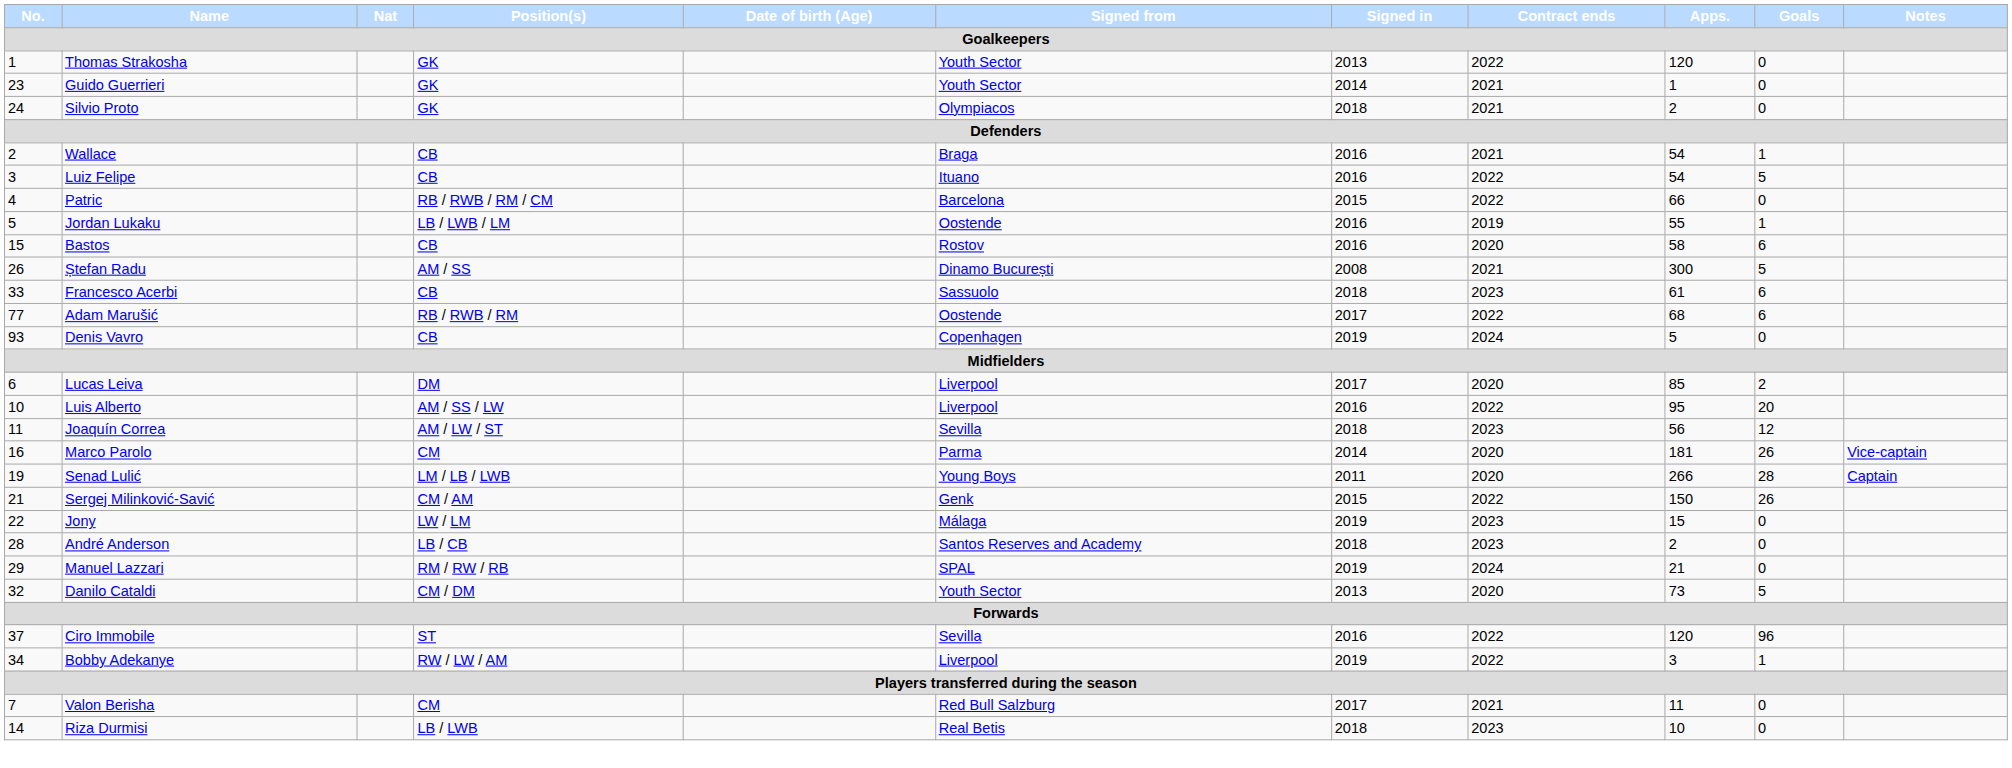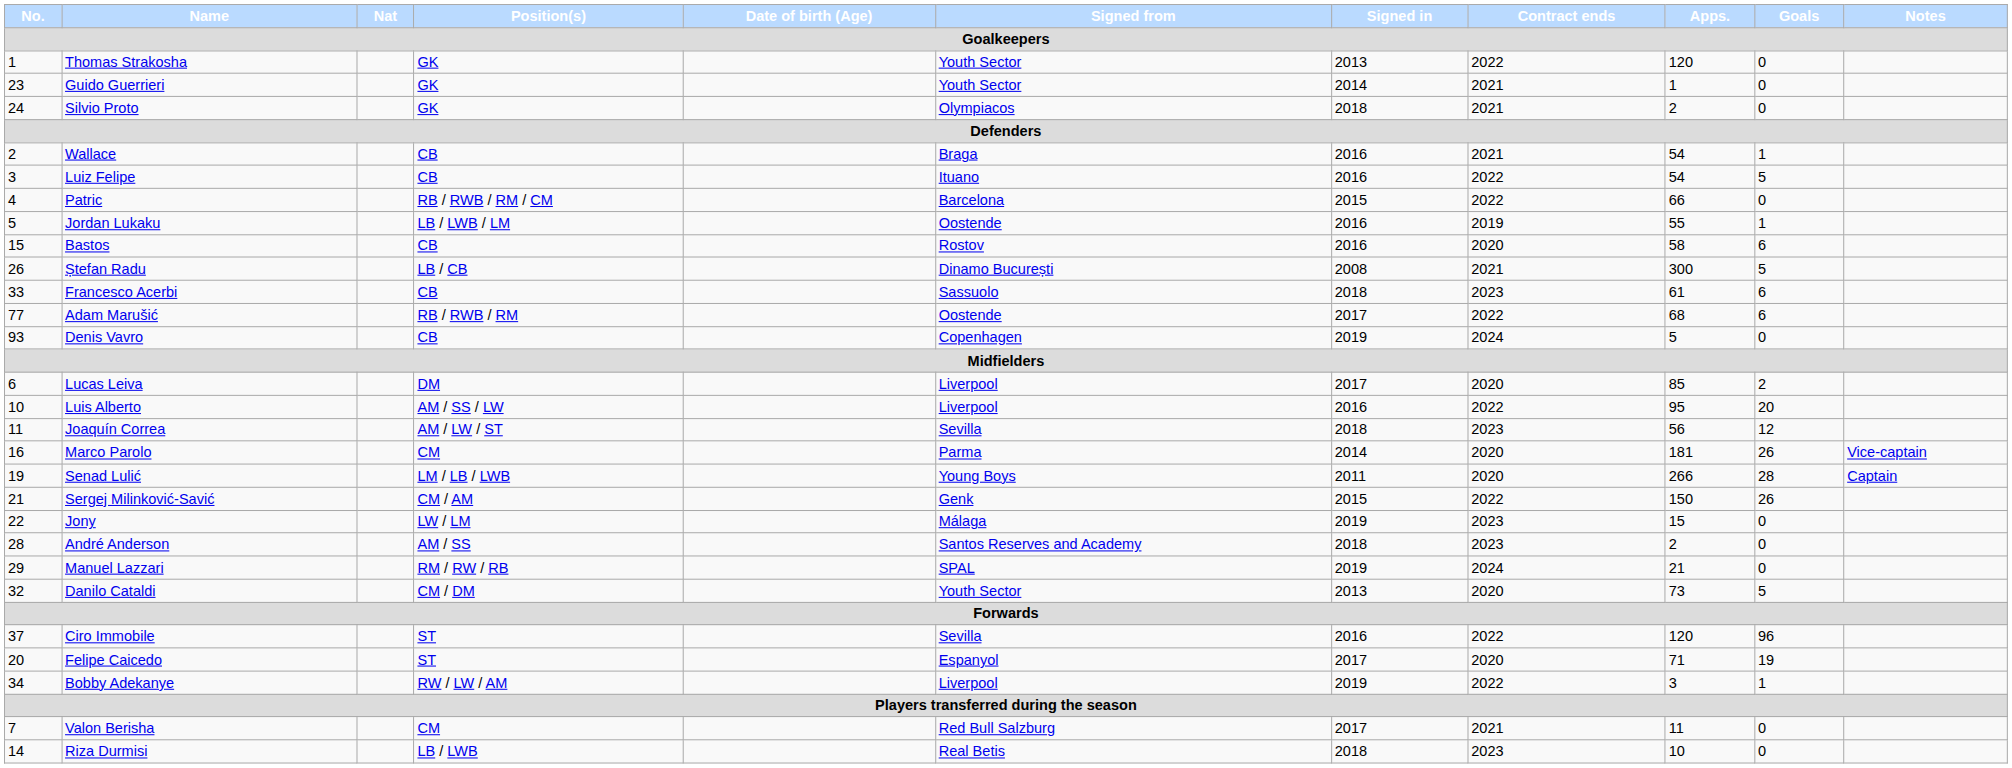(444, 269) AM / SS -> (442, 269) LB / CB
(442, 545) LB / CB -> (444, 545) AM / SS
+ row: (114, 660)
